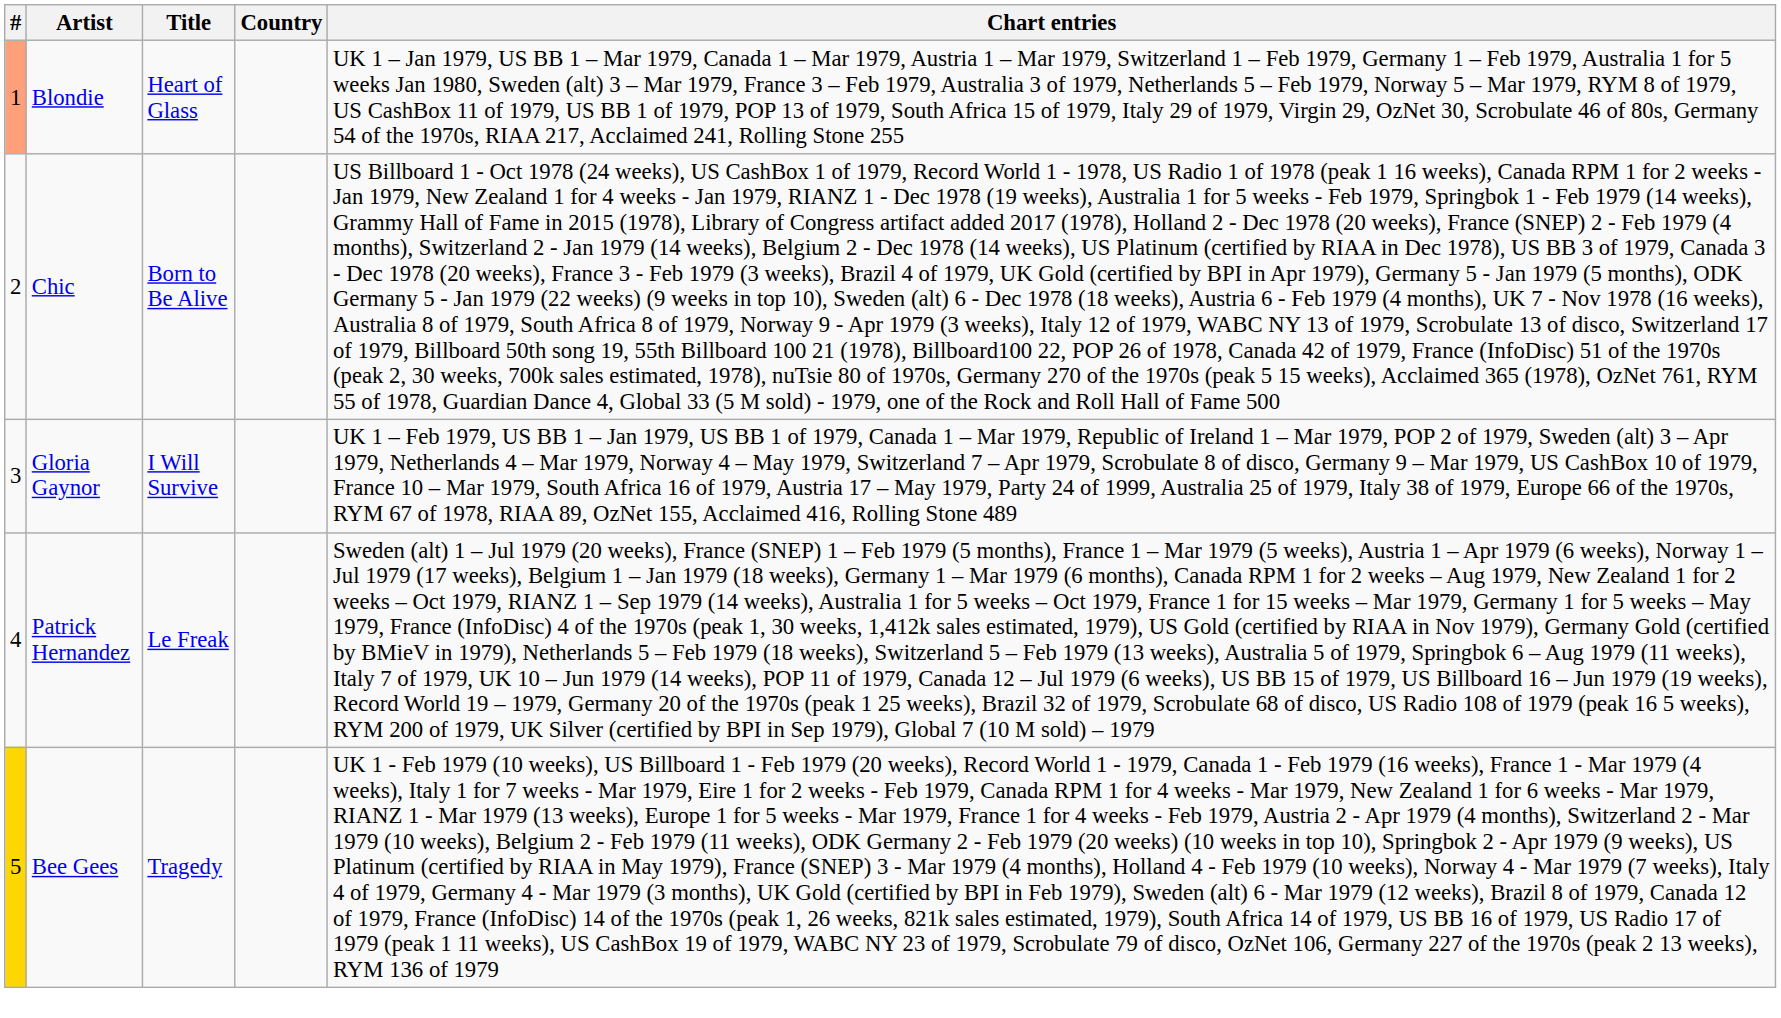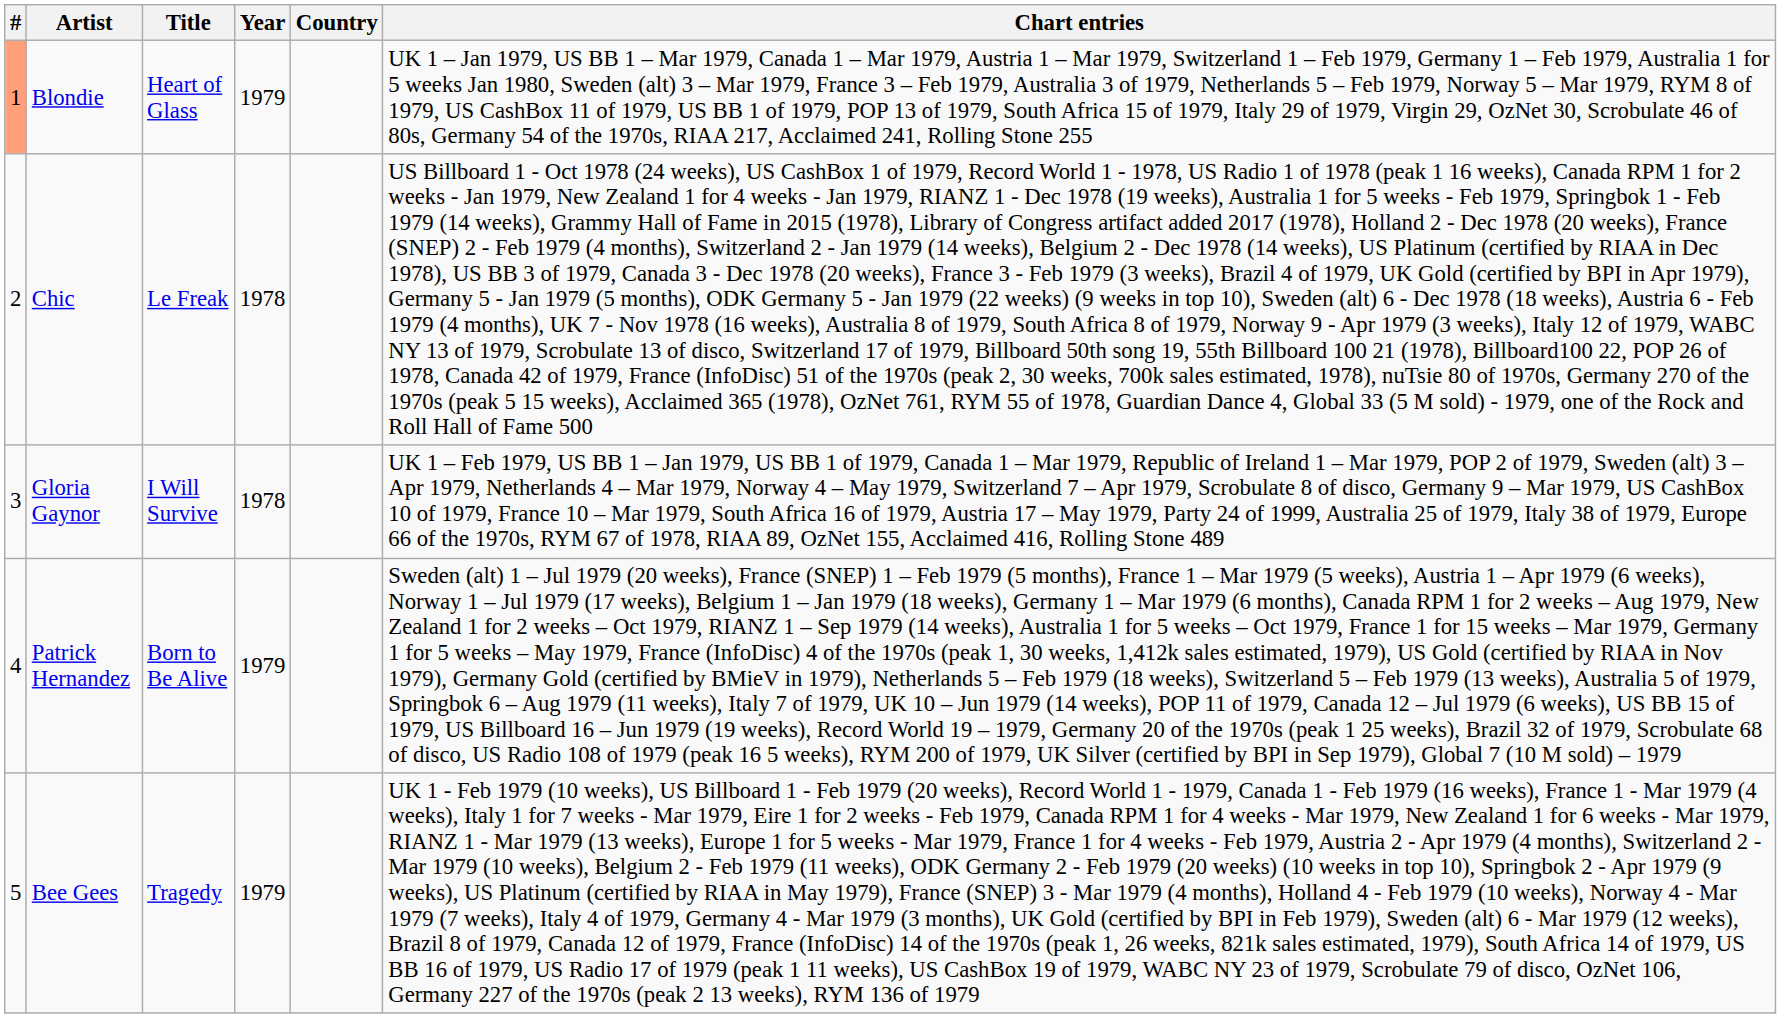+ column: (263, 22)
(187, 286) Born to Be Alive -> (188, 299) Le Freak
(188, 639) Le Freak -> (187, 665) Born to Be Alive
(16, 867) gold background -> (16, 892) no background
